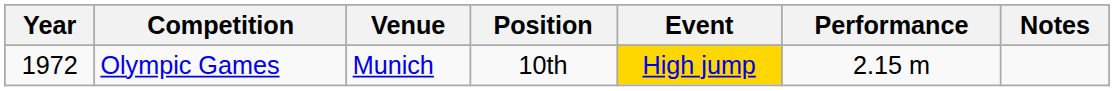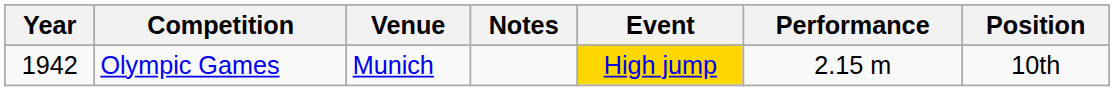columns swapped: (543, 25) <-> (1055, 25)
(50, 65) 1972 -> (50, 65) 1942
